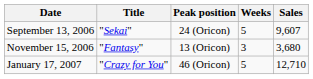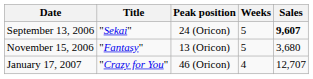(288, 30) normal -> (288, 30) bold
(243, 47) 3 -> (243, 47) 5
(243, 64) 5 -> (243, 64) 4
(291, 64) 12,710 -> (291, 64) 12,707
